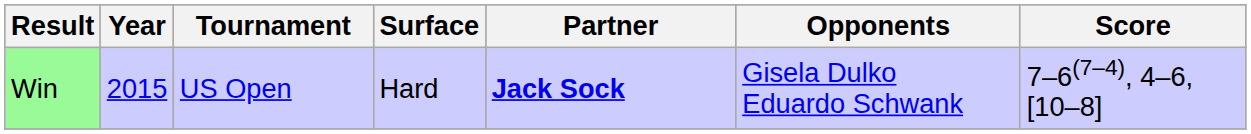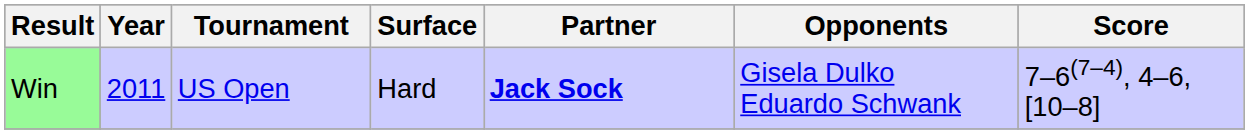(137, 88) 2015 -> (136, 88) 2011
